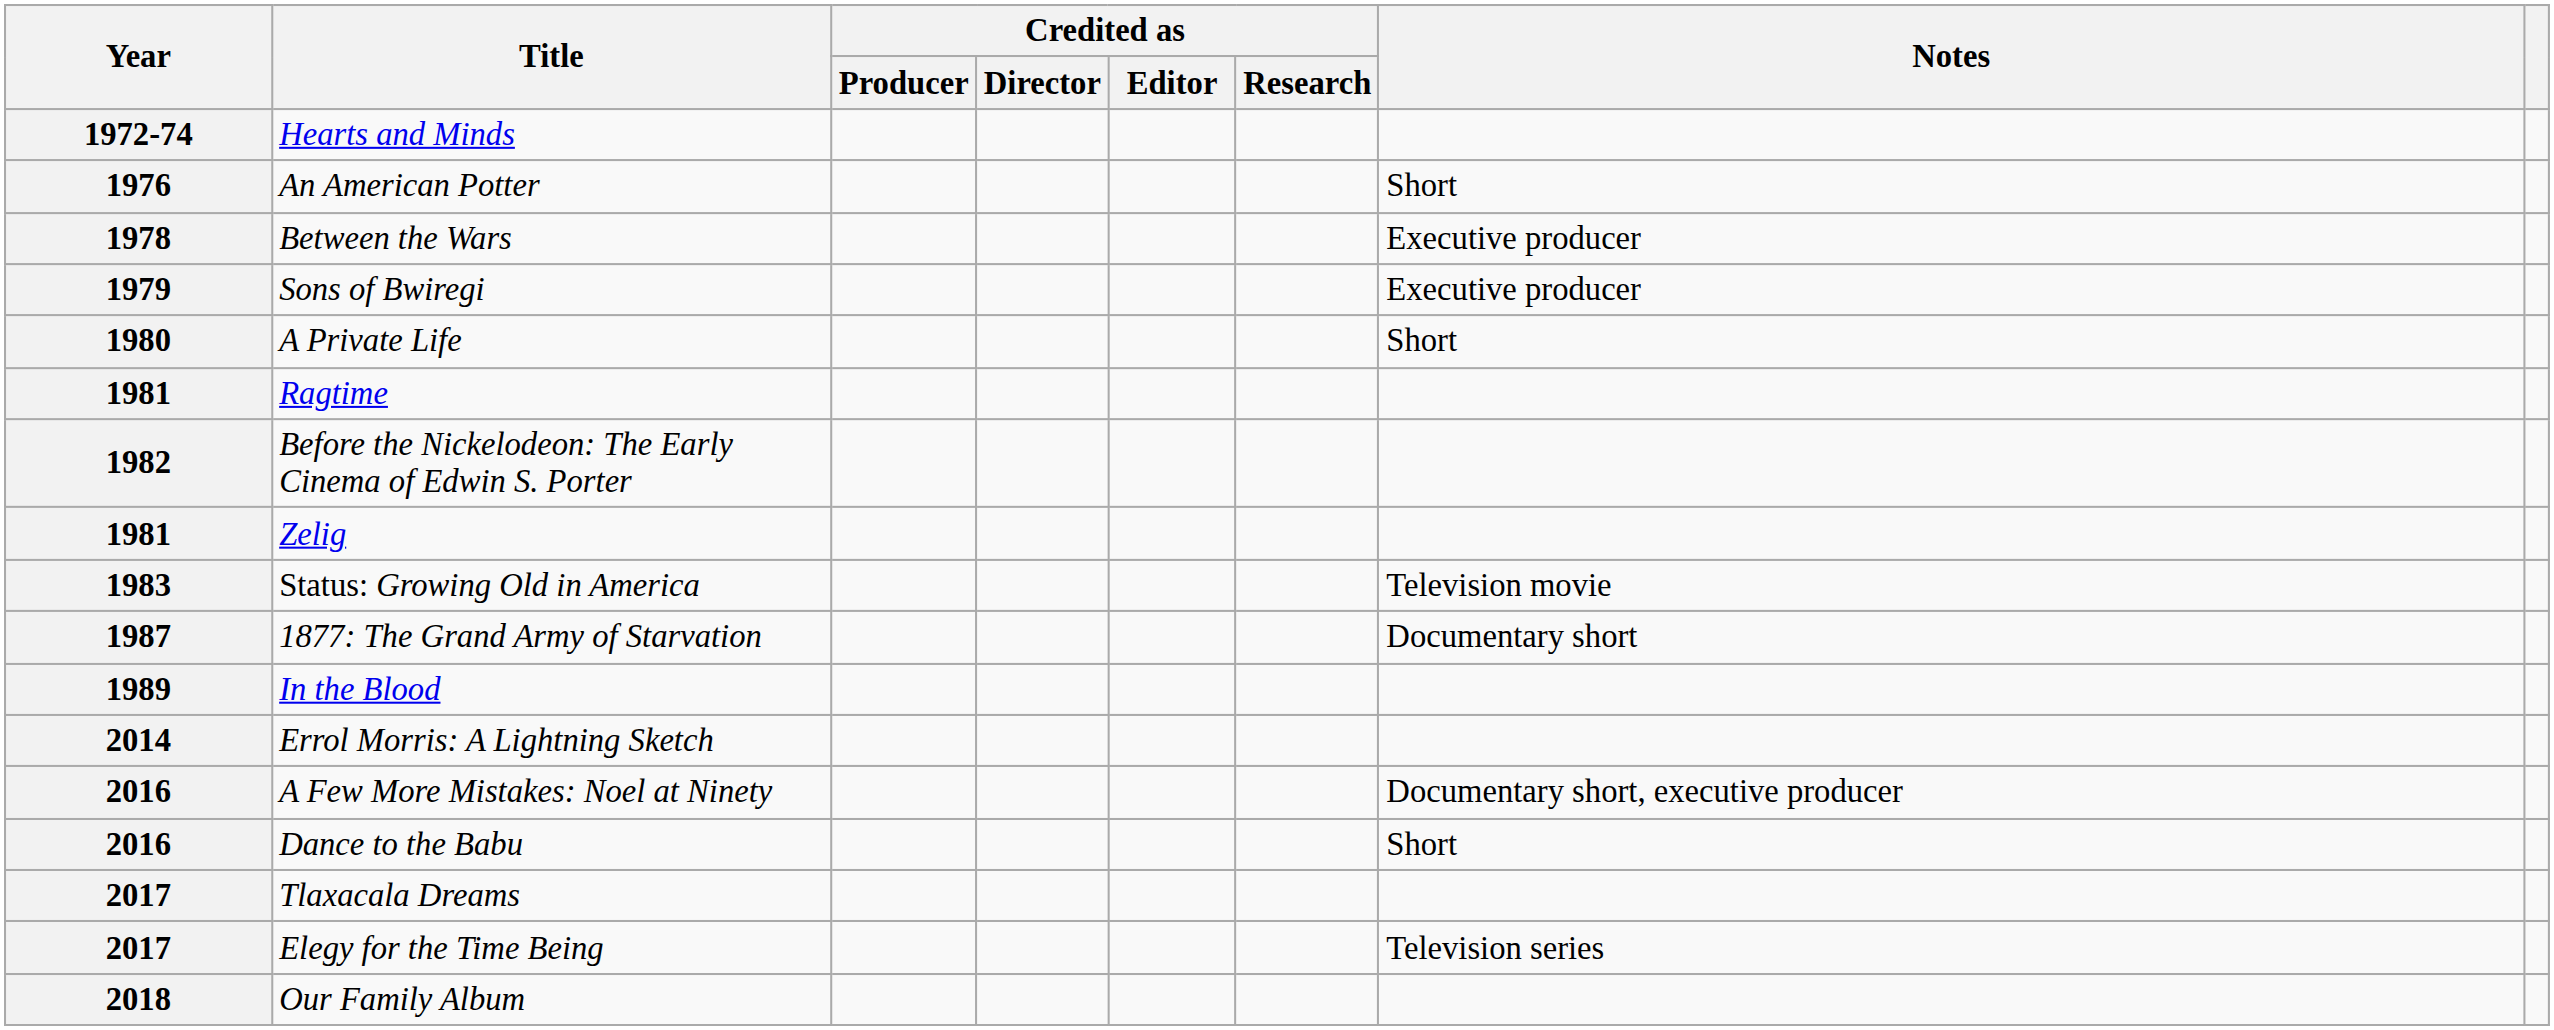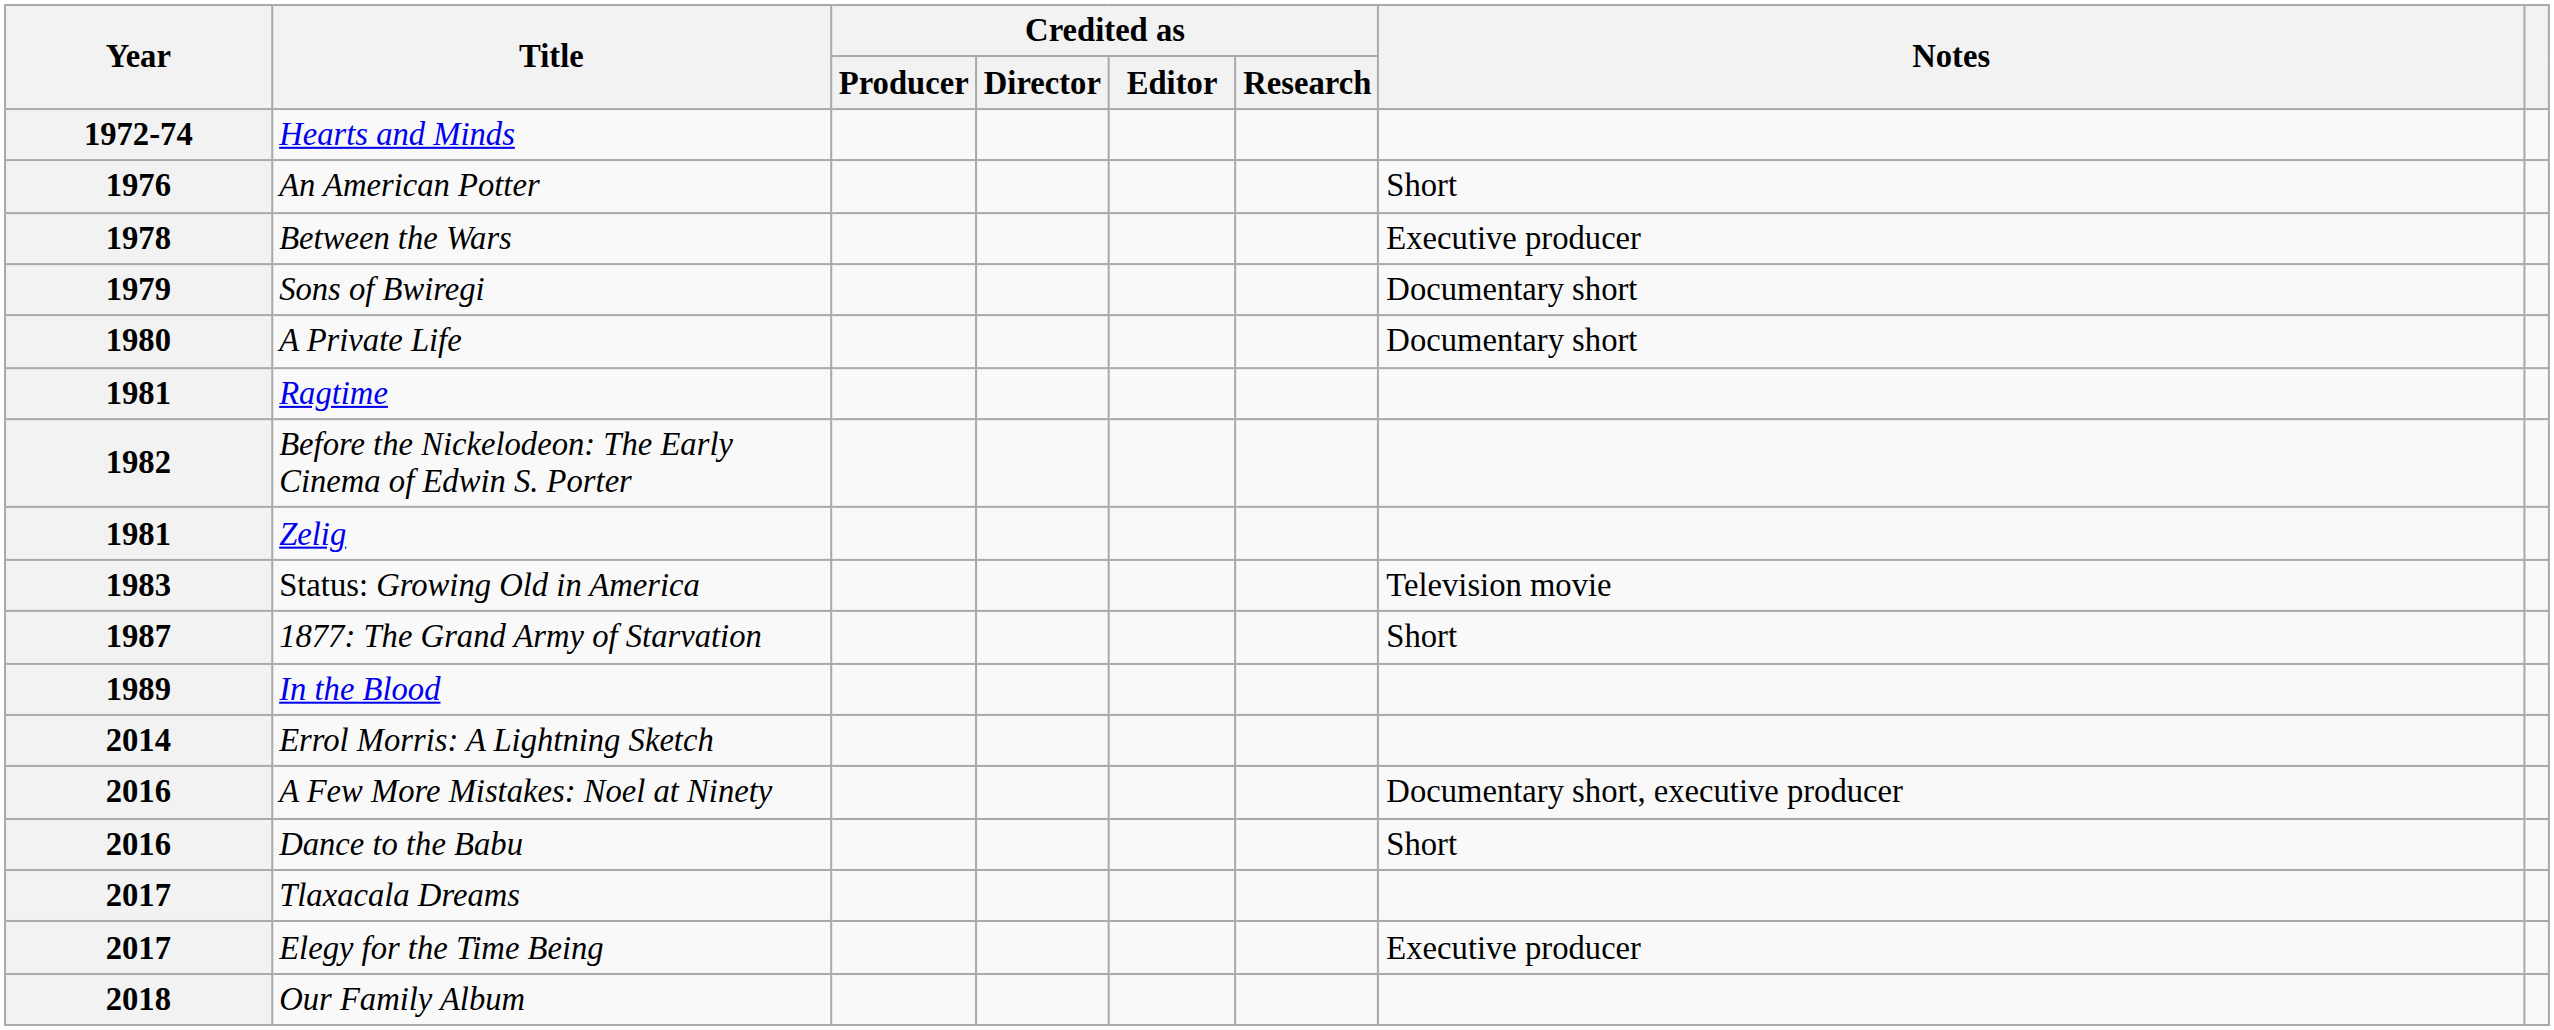(1514, 289) Executive producer -> (1512, 289) Documentary short
(1422, 340) Short -> (1512, 340) Documentary short
(1512, 636) Documentary short -> (1422, 636) Short
(1495, 947) Television series -> (1514, 947) Executive producer
